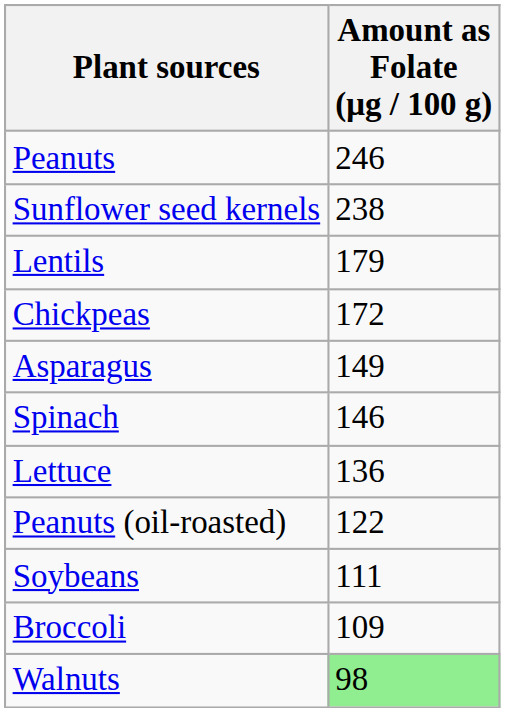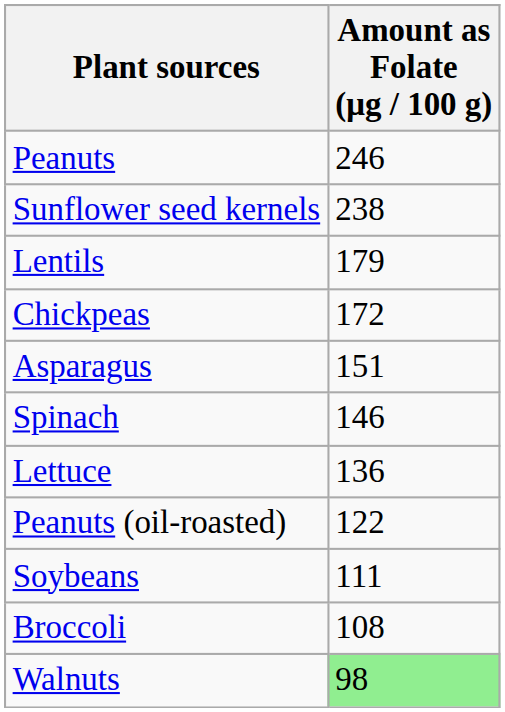(360, 366) 149 -> (360, 366) 151
(360, 627) 109 -> (360, 627) 108
